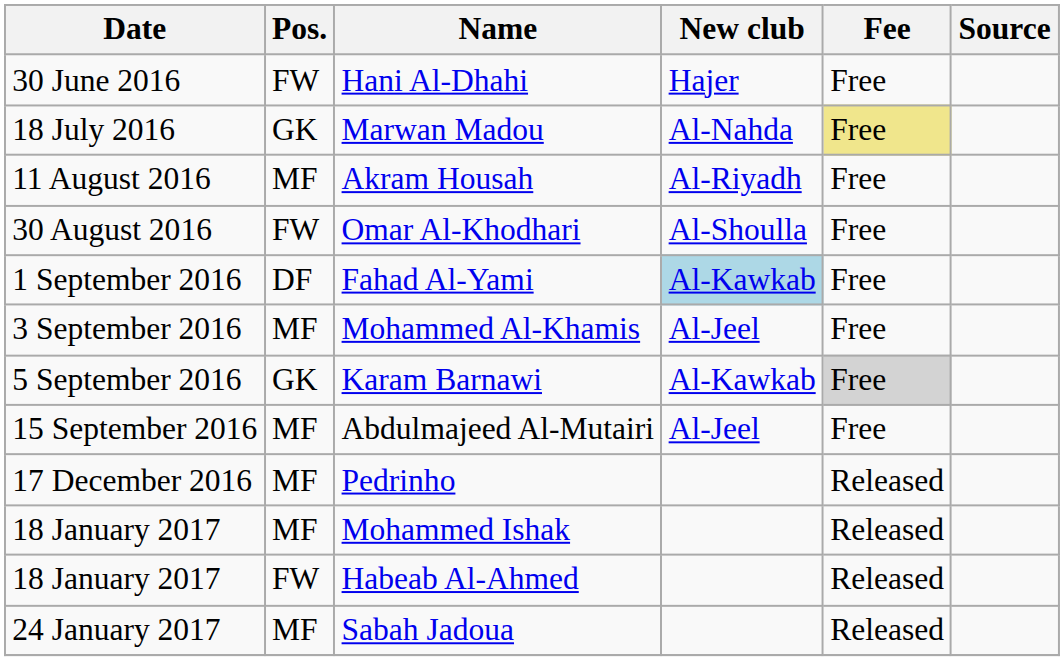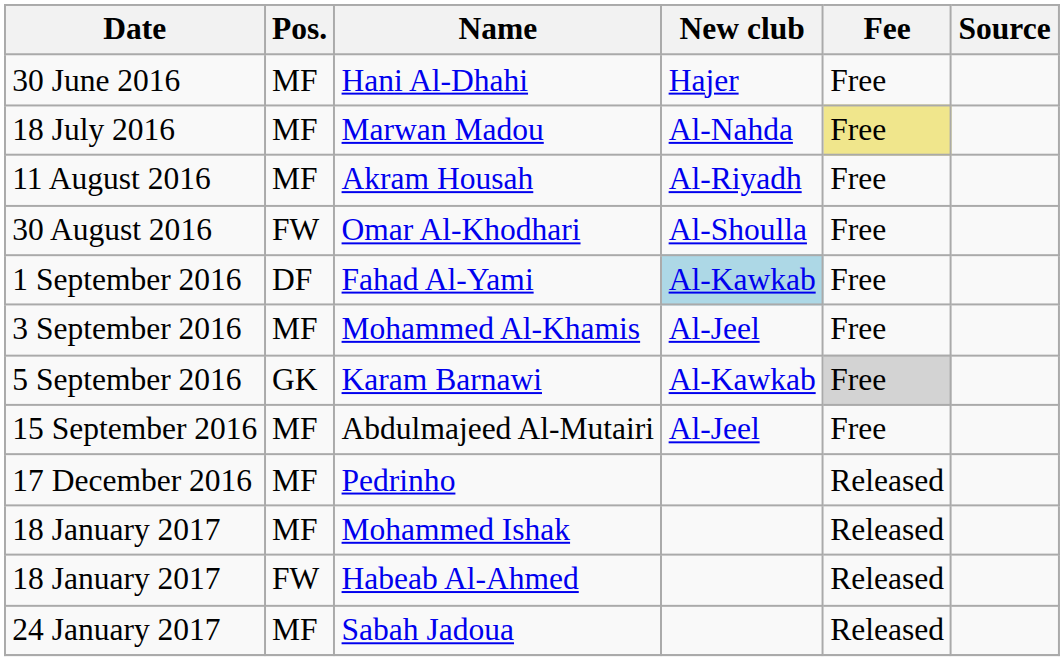(296, 79) FW -> (295, 79) MF
(295, 129) GK -> (295, 129) MF
